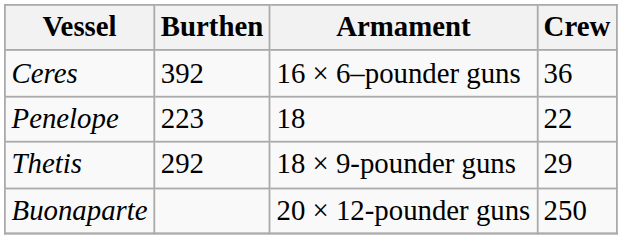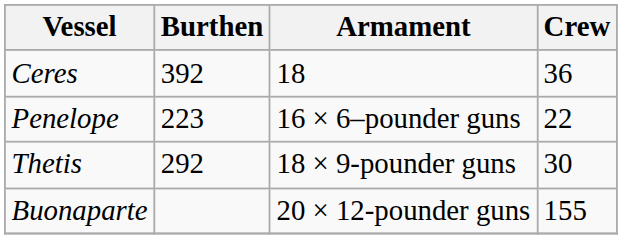(399, 73) 16 × 6–pounder guns -> (291, 73) 18
(291, 118) 18 -> (399, 118) 16 × 6–pounder guns
(558, 164) 29 -> (558, 164) 30
(565, 210) 250 -> (565, 210) 155
